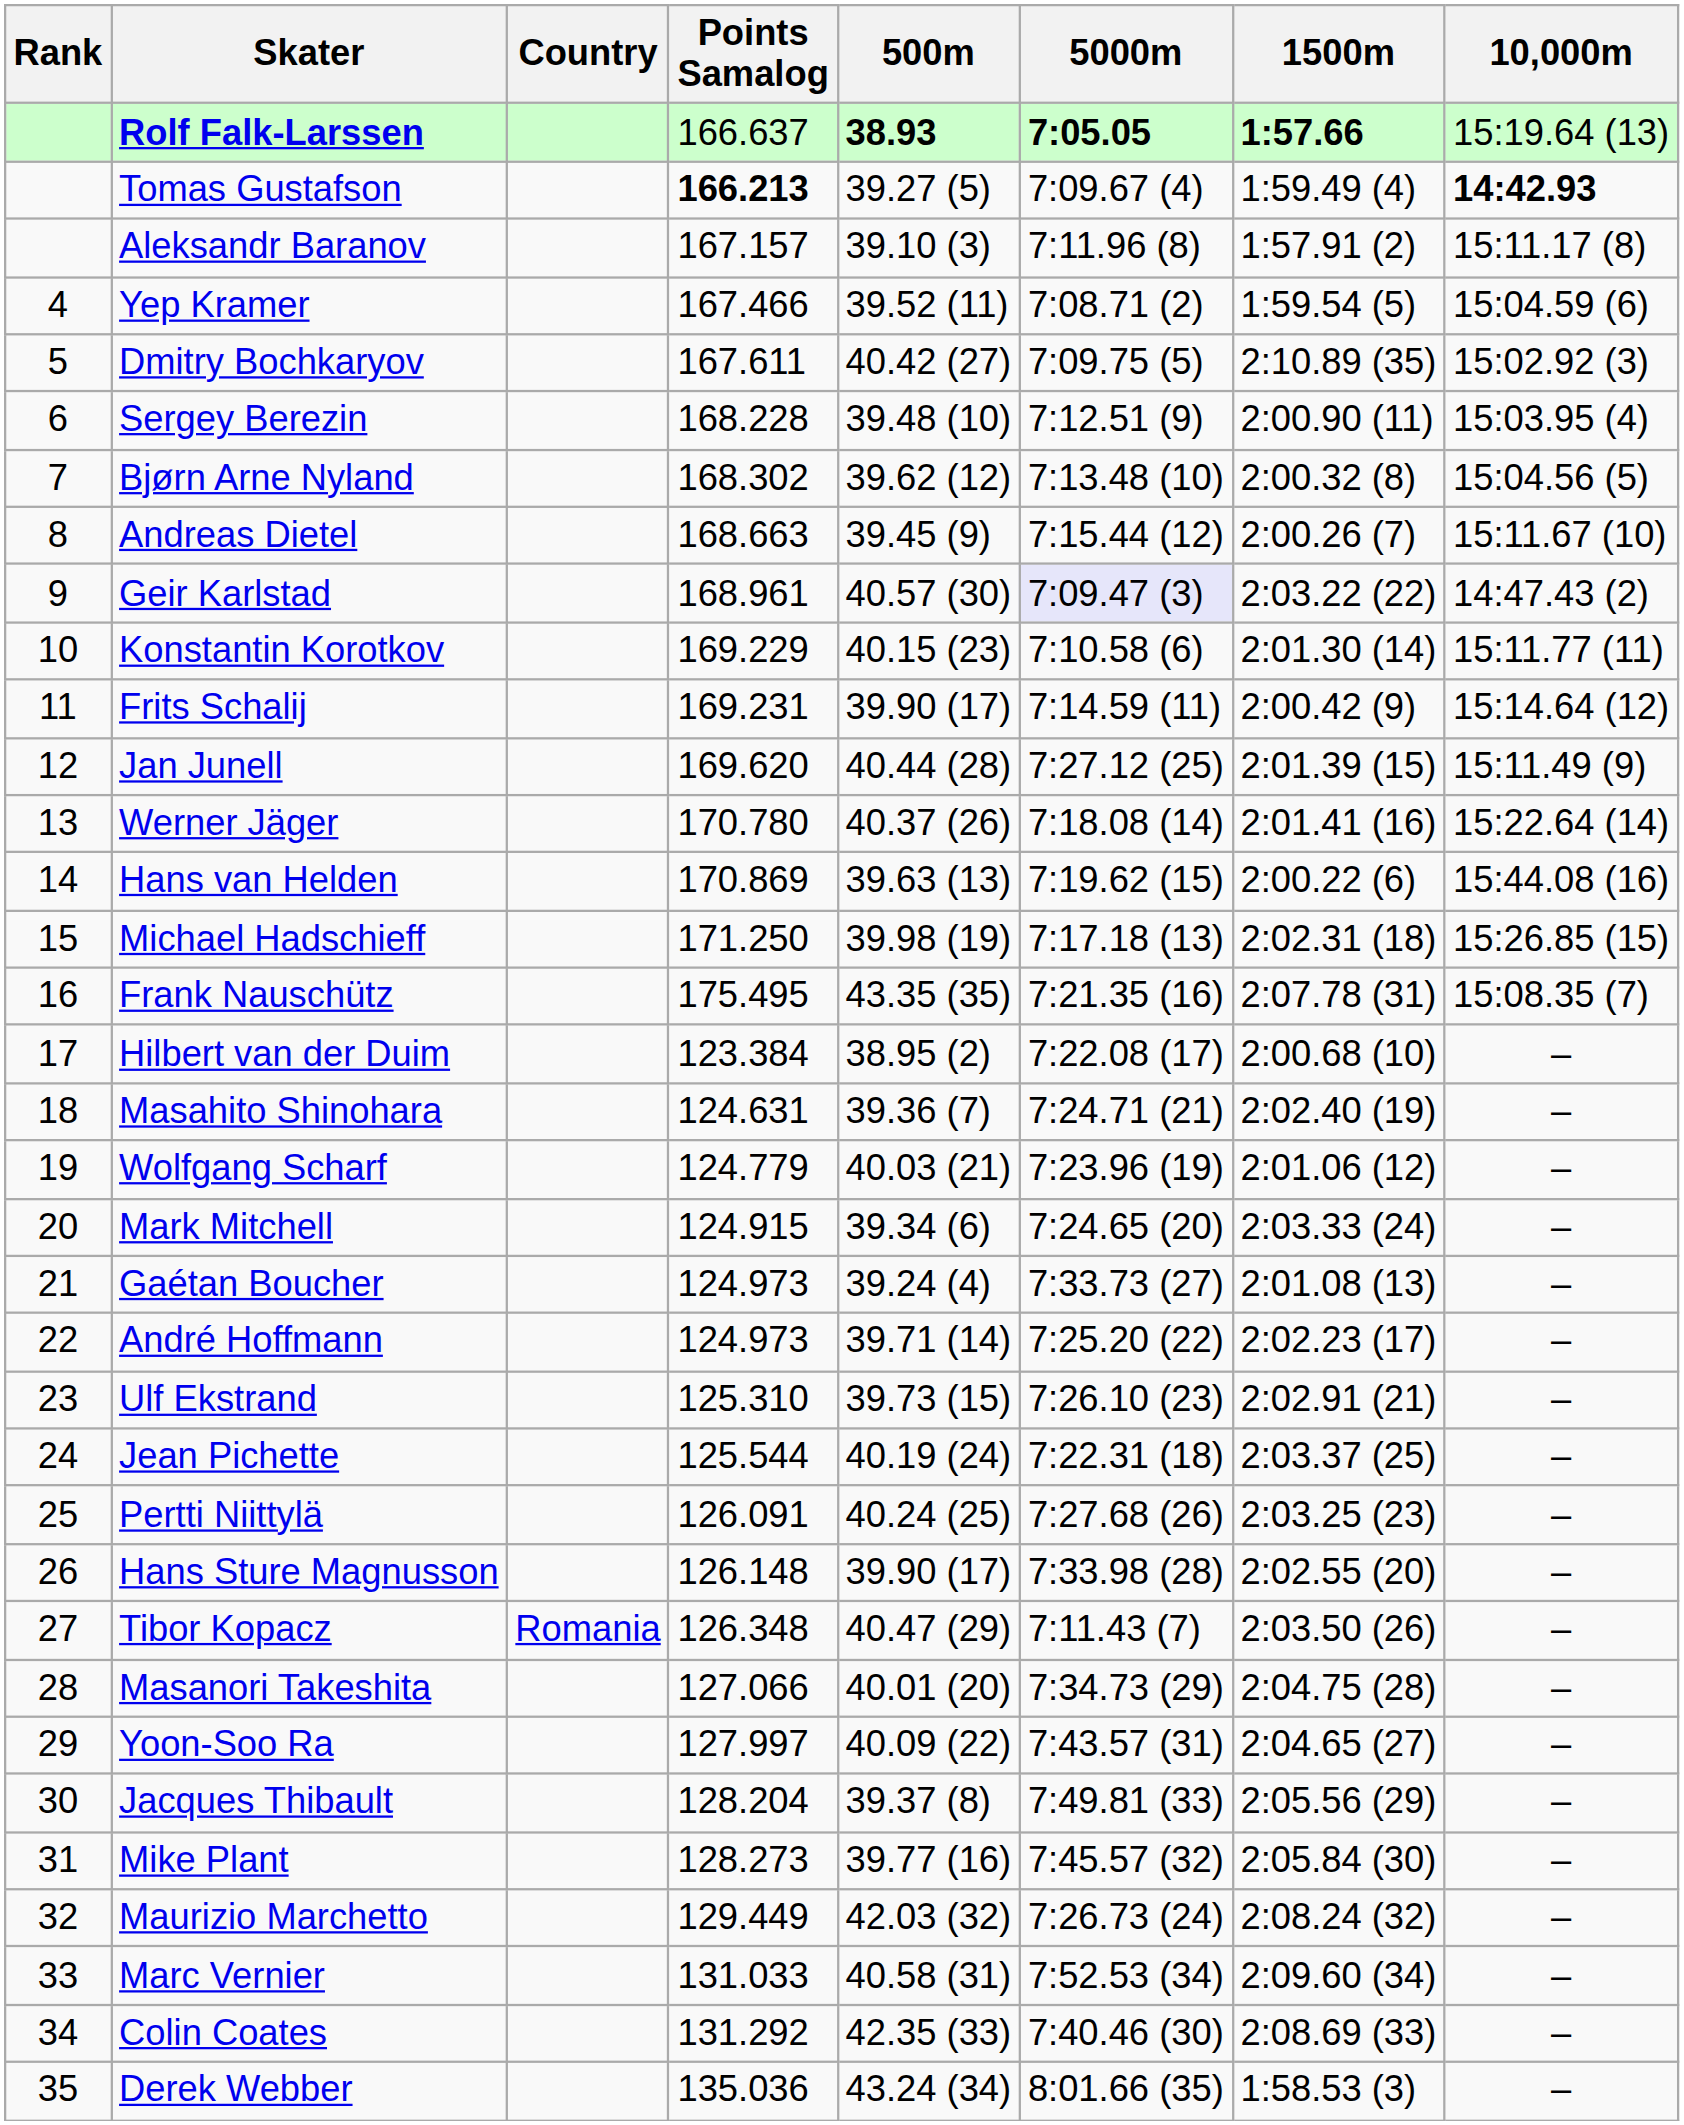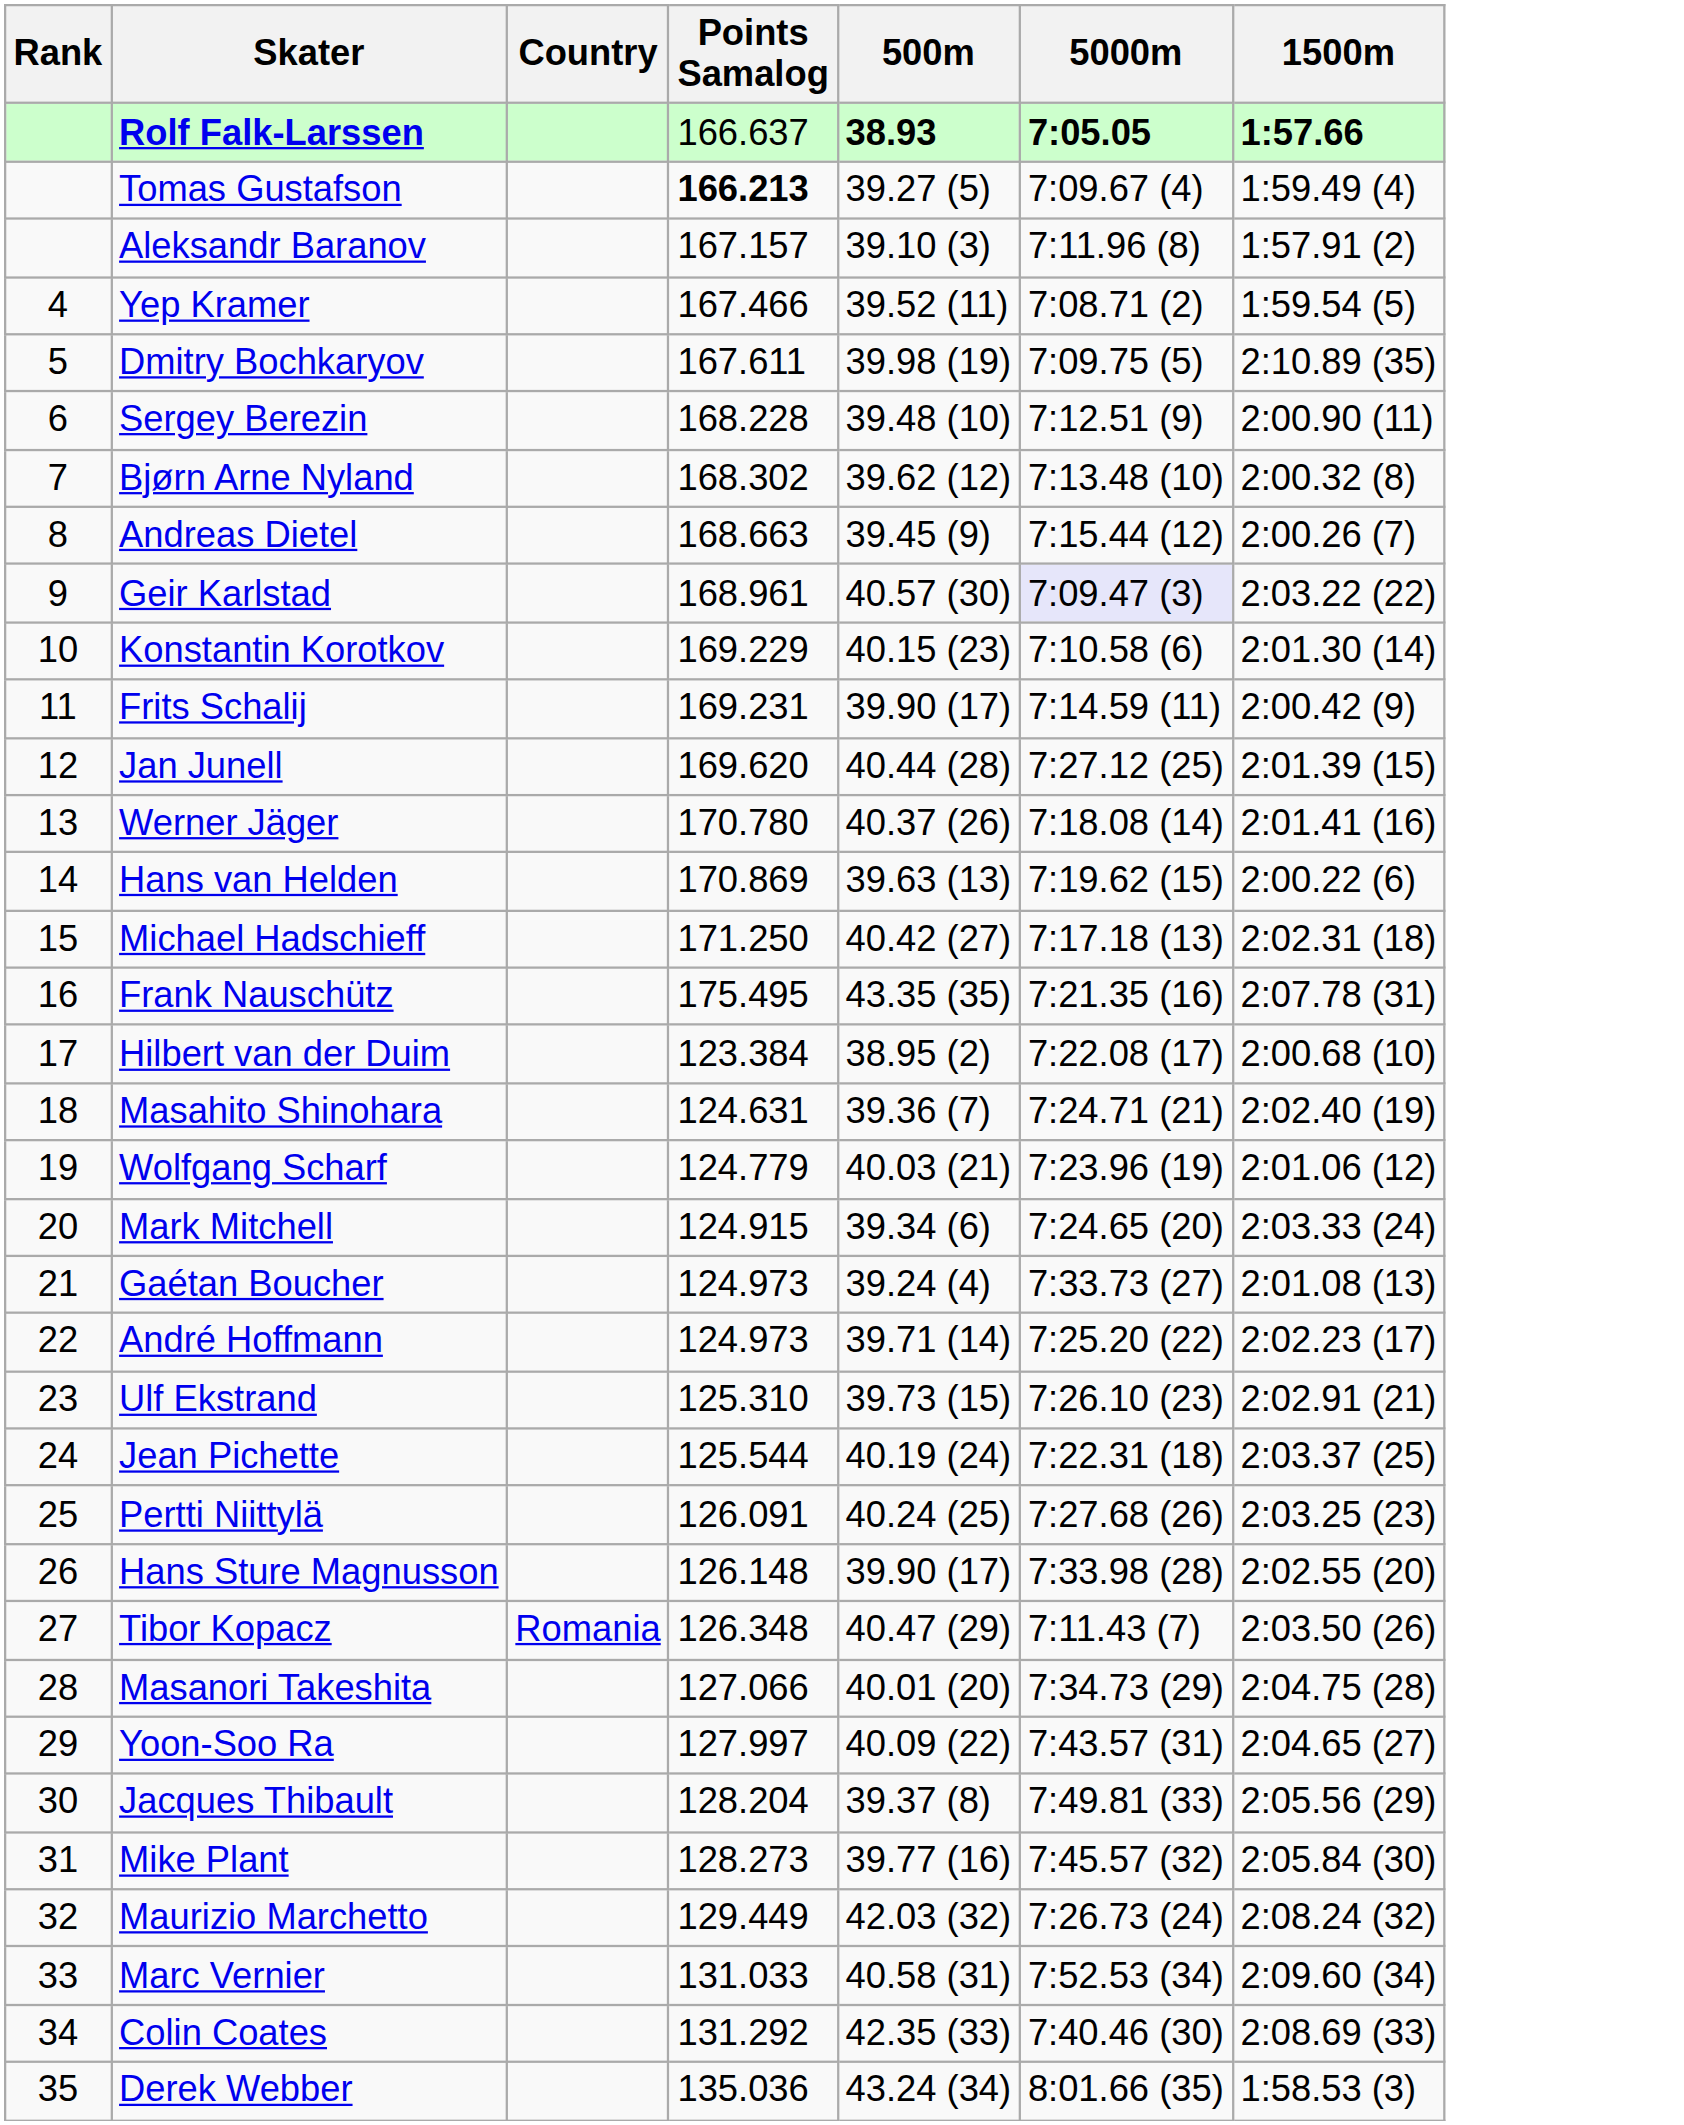- column: (1561, 53)
(928, 362) 40.42 (27) -> (928, 362) 39.98 (19)
(928, 938) 39.98 (19) -> (928, 938) 40.42 (27)
